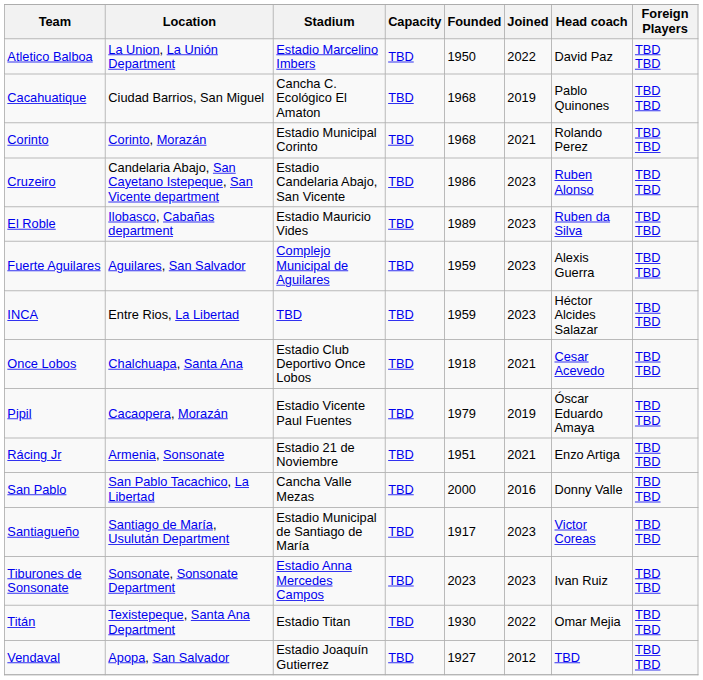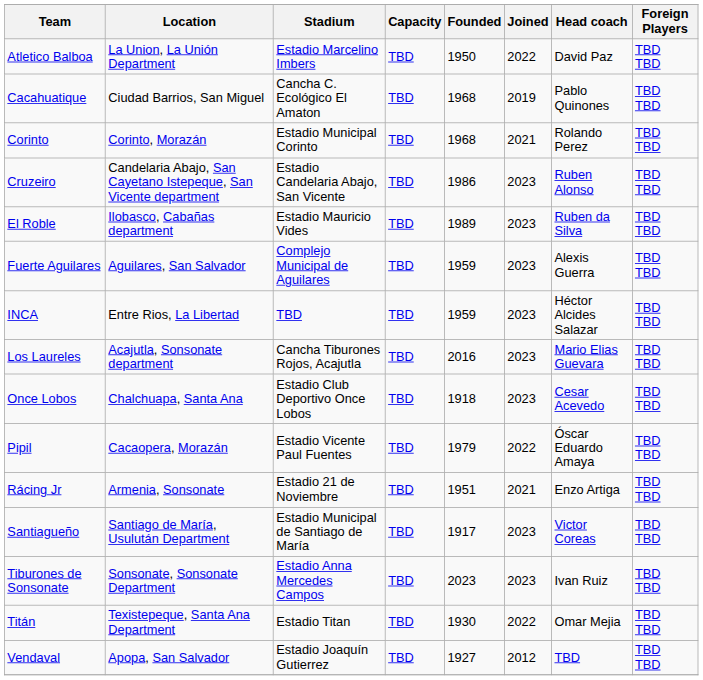+ row: (44, 357)
(522, 364) 2021 -> (522, 398) 2023
(522, 413) 2019 -> (522, 448) 2022
- row: (37, 489)
